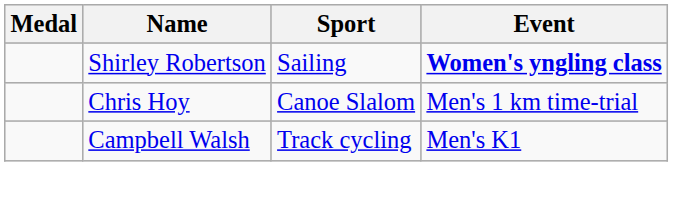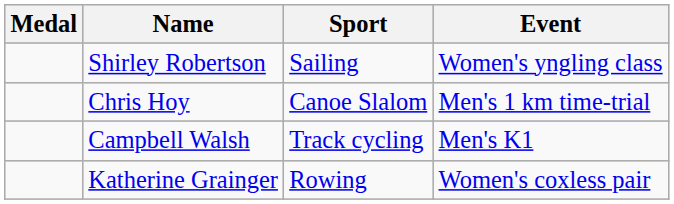(544, 62) bold -> (551, 62) normal
+ row: (183, 179)
